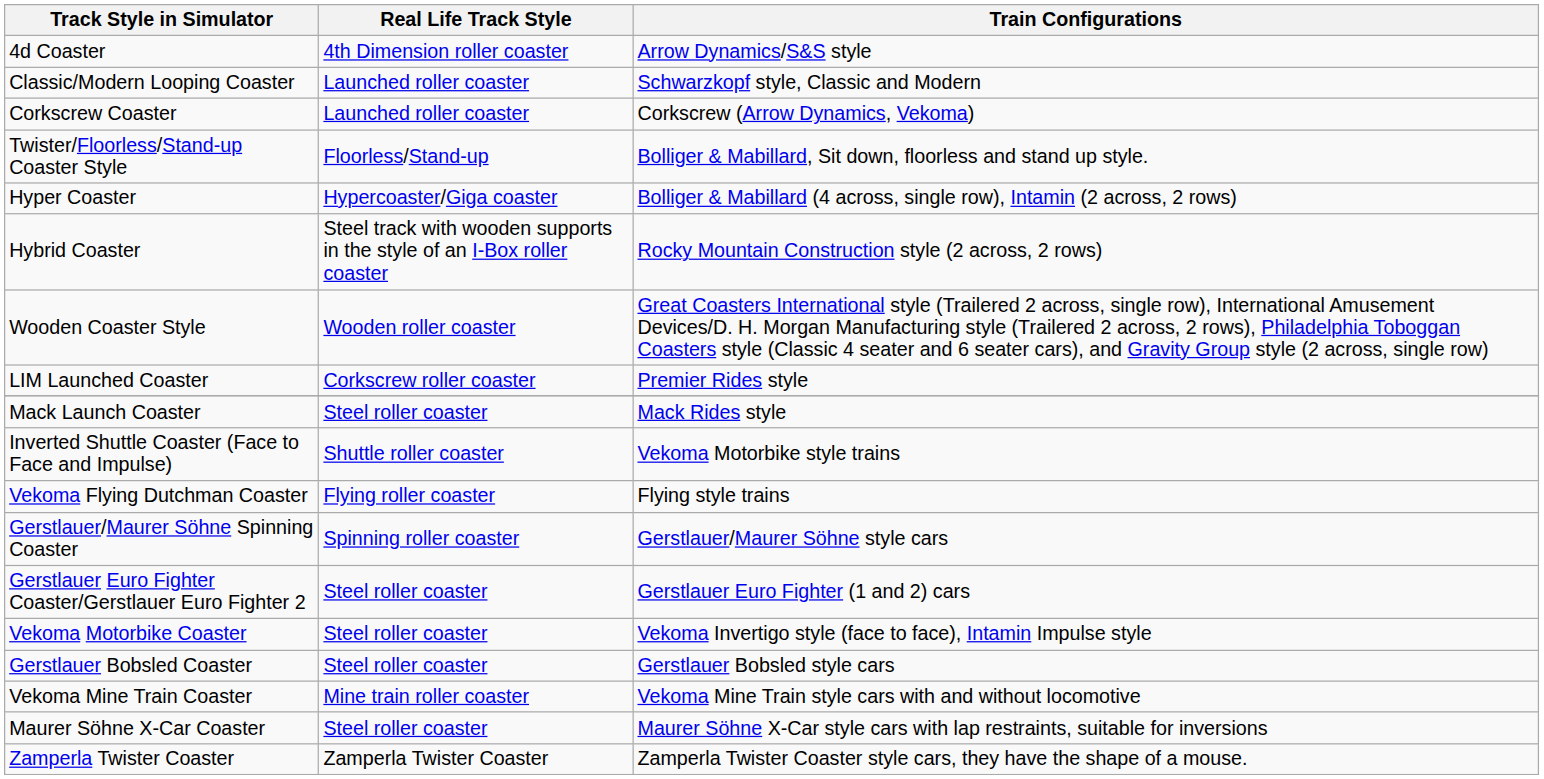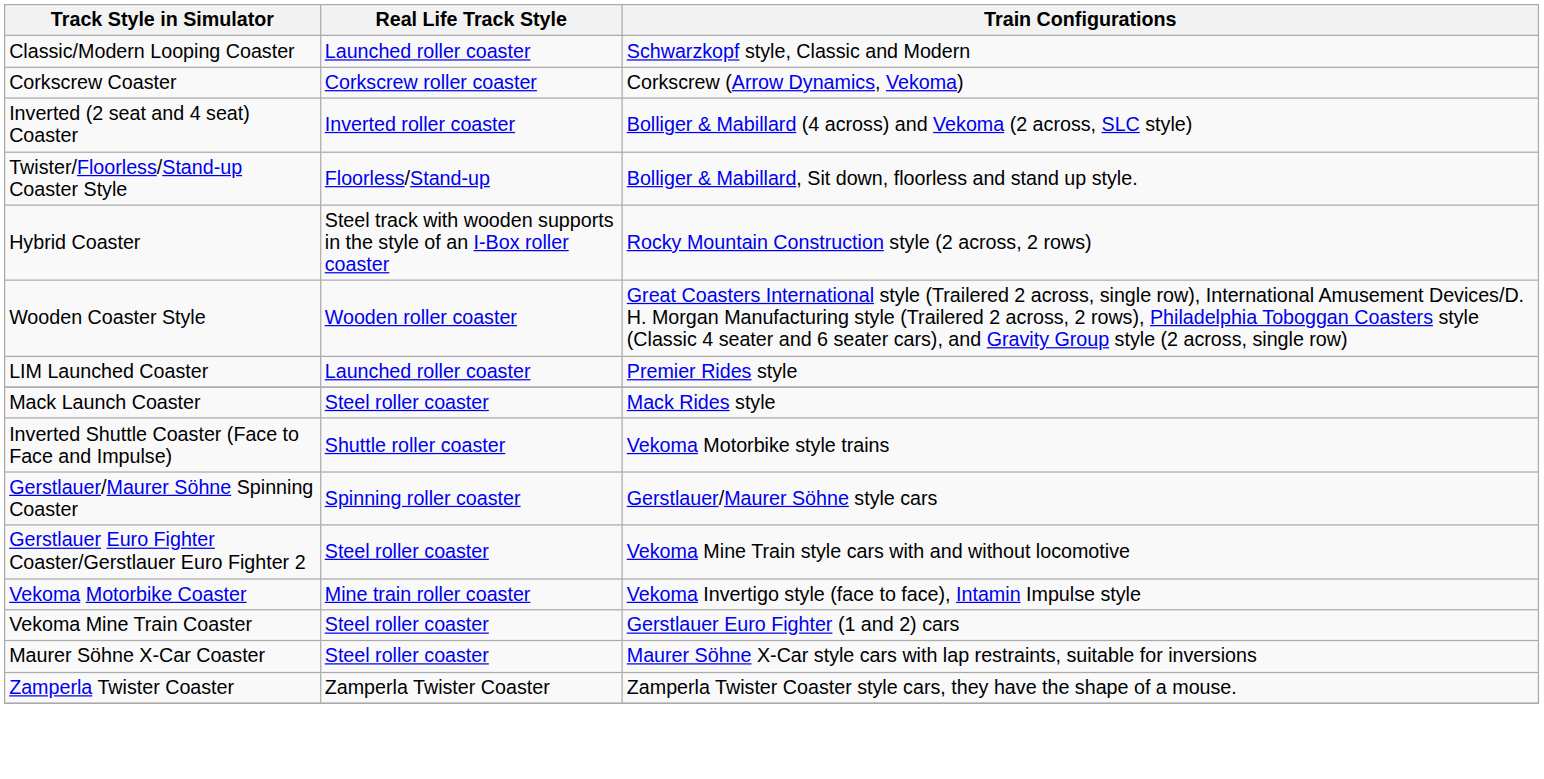- row: (57, 51)
(426, 113) Launched roller coaster -> (431, 82) Corkscrew roller coaster
+ row: (129, 124)
- row: (73, 198)
(429, 380) Corkscrew roller coaster -> (428, 371) Launched roller coaster
- row: (158, 496)
(804, 591) Gerstlauer Euro Fighter (1 and 2) cars -> (878, 551) Vekoma Mine Train style cars with and without locomotive
(405, 634) Steel roller coaster -> (428, 593) Mine train roller coaster
- row: (131, 665)
(426, 696) Mine train roller coaster -> (407, 625) Steel roller coaster
(889, 696) Vekoma Mine Train style cars with and without locomotive -> (793, 625) Gerstlauer Euro Fighter (1 and 2) cars
